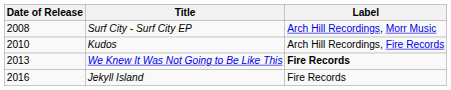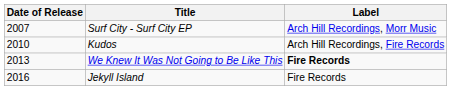(18, 28) 2008 -> (18, 28) 2007
